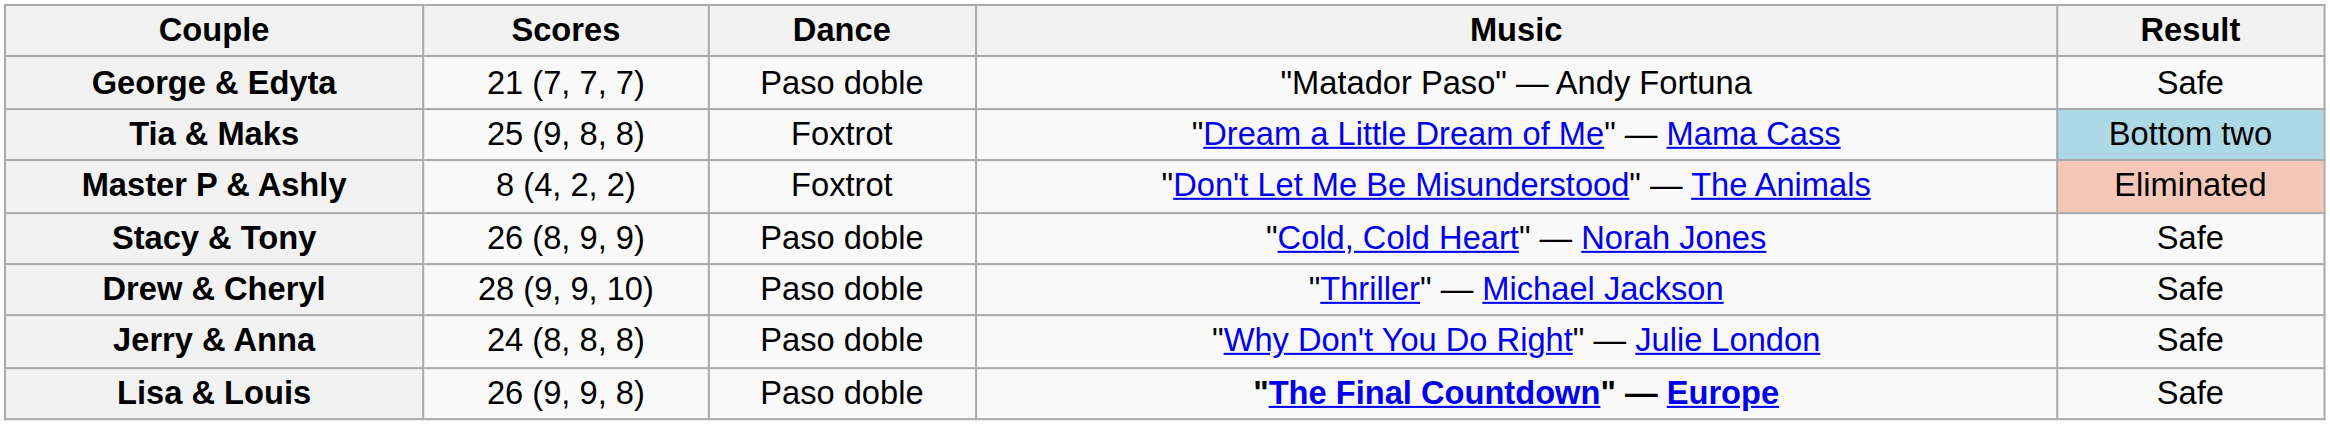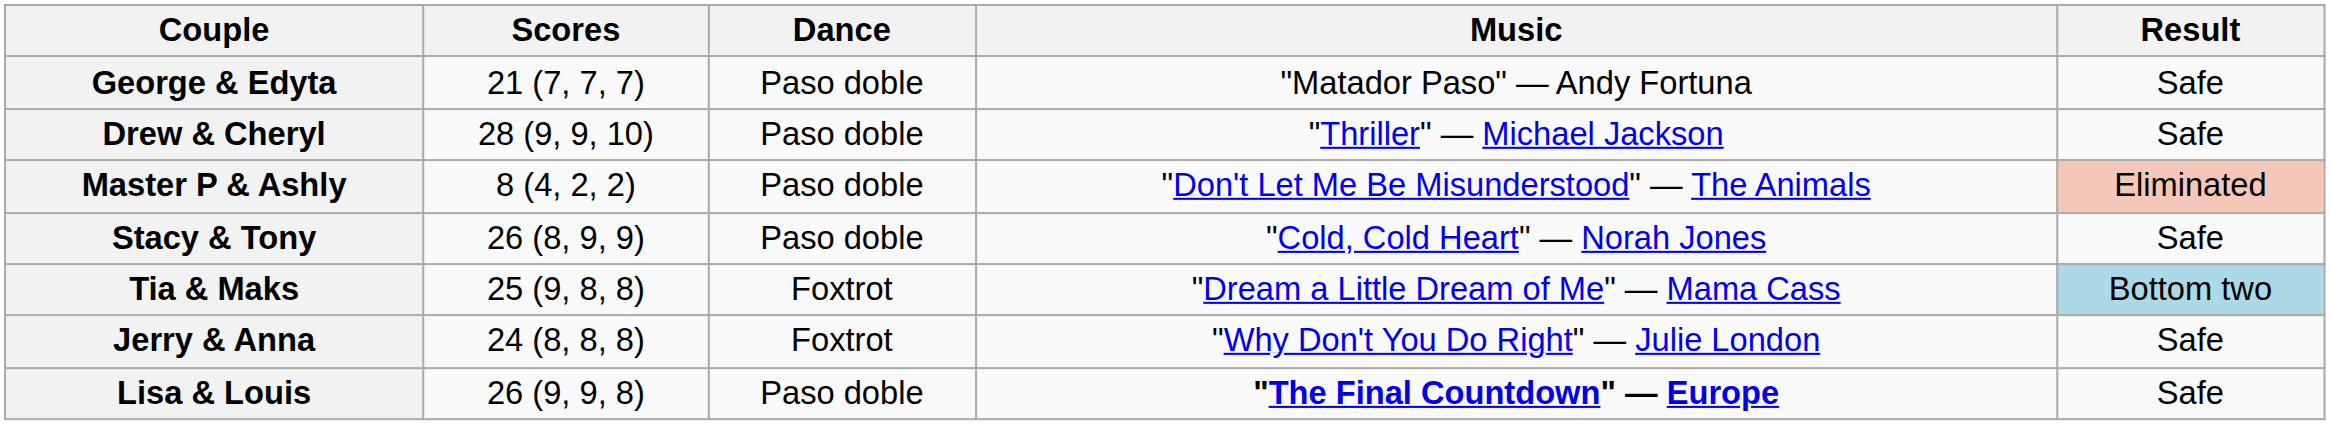rows swapped: (214, 133) <-> (214, 289)
(842, 185) Foxtrot -> (842, 185) Paso doble
(842, 340) Paso doble -> (842, 340) Foxtrot
